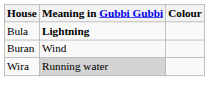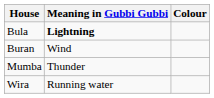+ row: (24, 66)
(75, 66) lightgrey background -> (80, 84) no background
